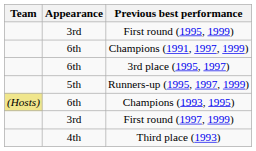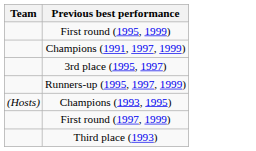- column: (74, 13)
(23, 102) khaki background -> (23, 102) no background
